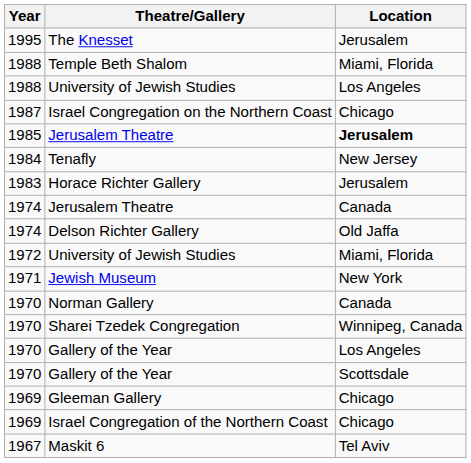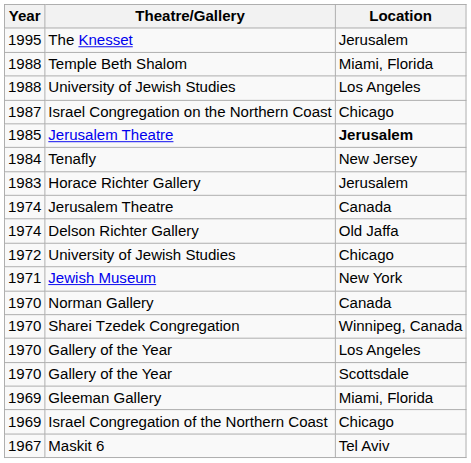(386, 254) Miami, Florida -> (366, 254) Chicago
(366, 398) Chicago -> (386, 398) Miami, Florida
